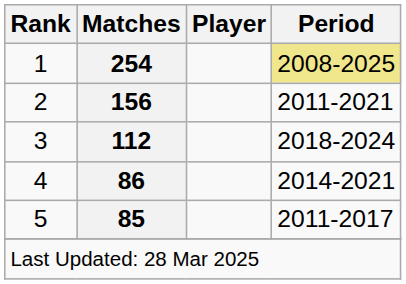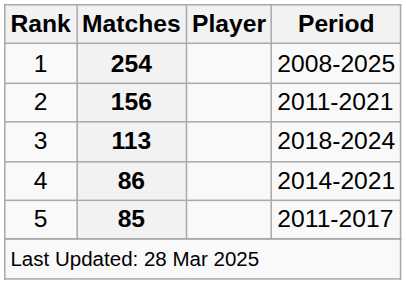(336, 63) khaki background -> (336, 63) no background
(131, 141) 112 -> (131, 141) 113
